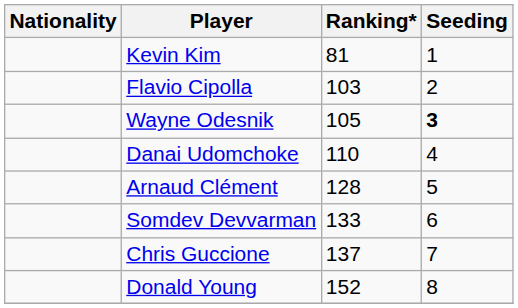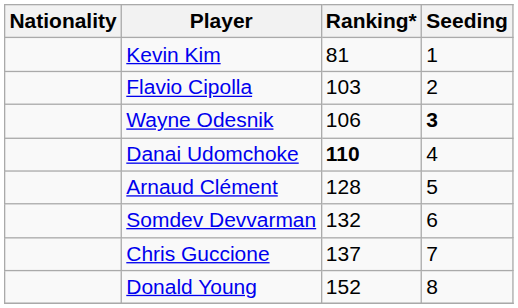(343, 120) 105 -> (343, 120) 106
(343, 154) normal -> (343, 154) bold
(343, 220) 133 -> (343, 220) 132
